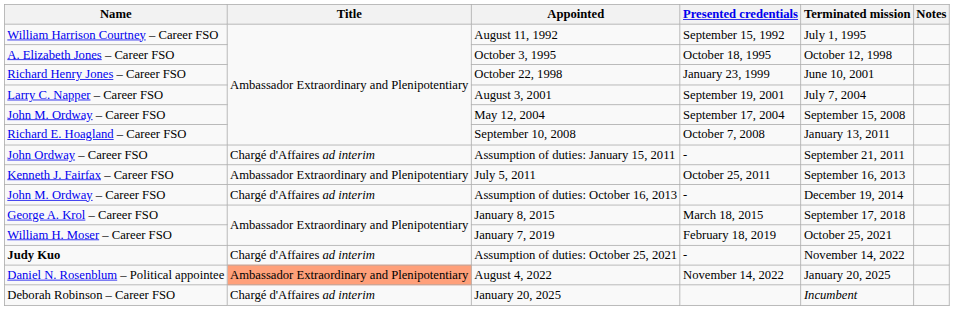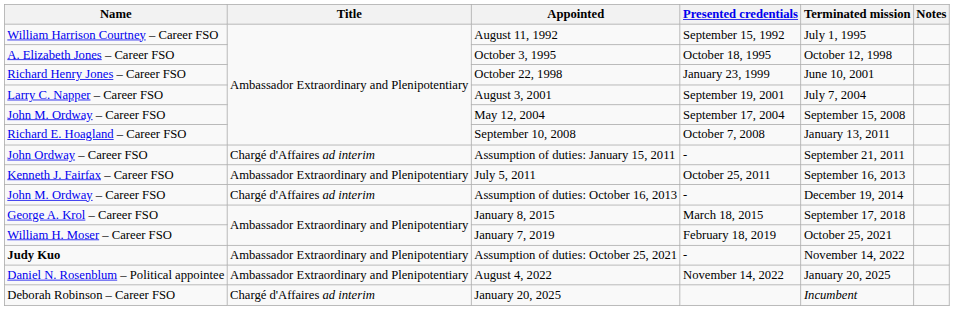(302, 255) Chargé d'Affaires ad interim -> (349, 255) Ambassador Extraordinary and Plenipotentiary
(349, 275) lightsalmon background -> (349, 275) no background
